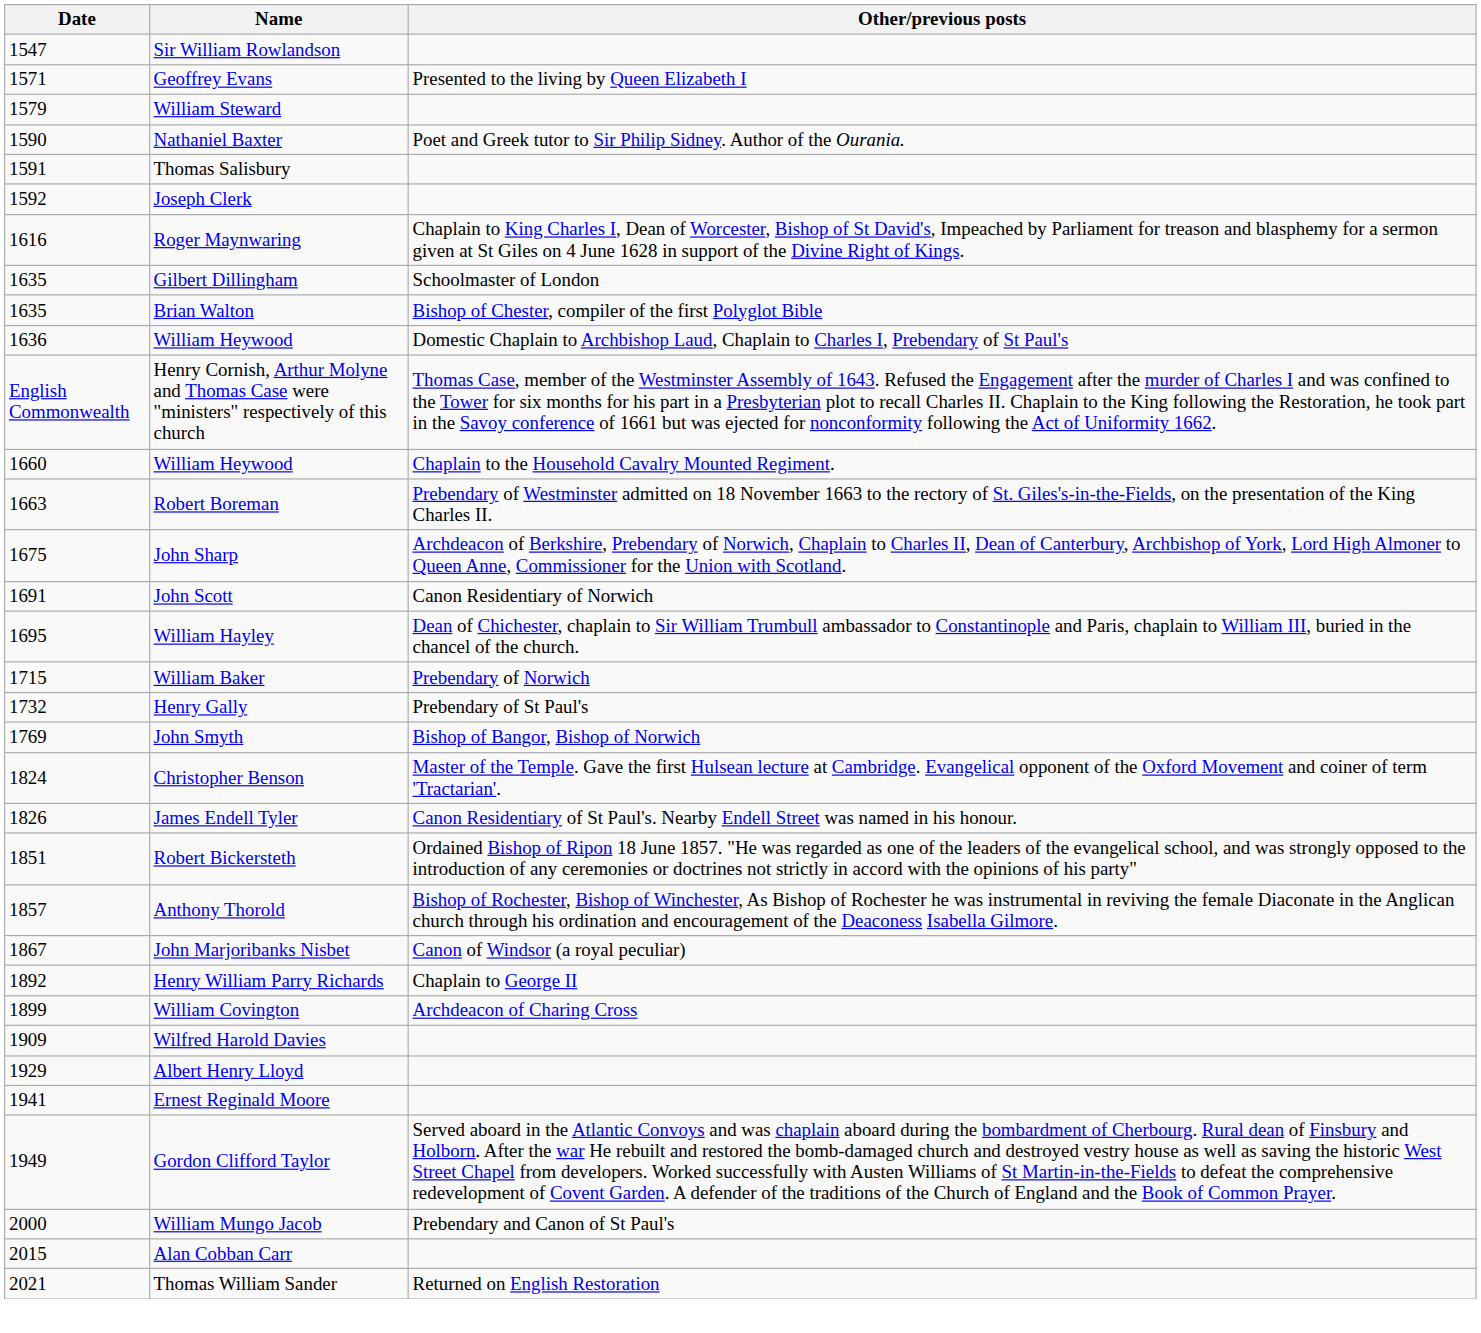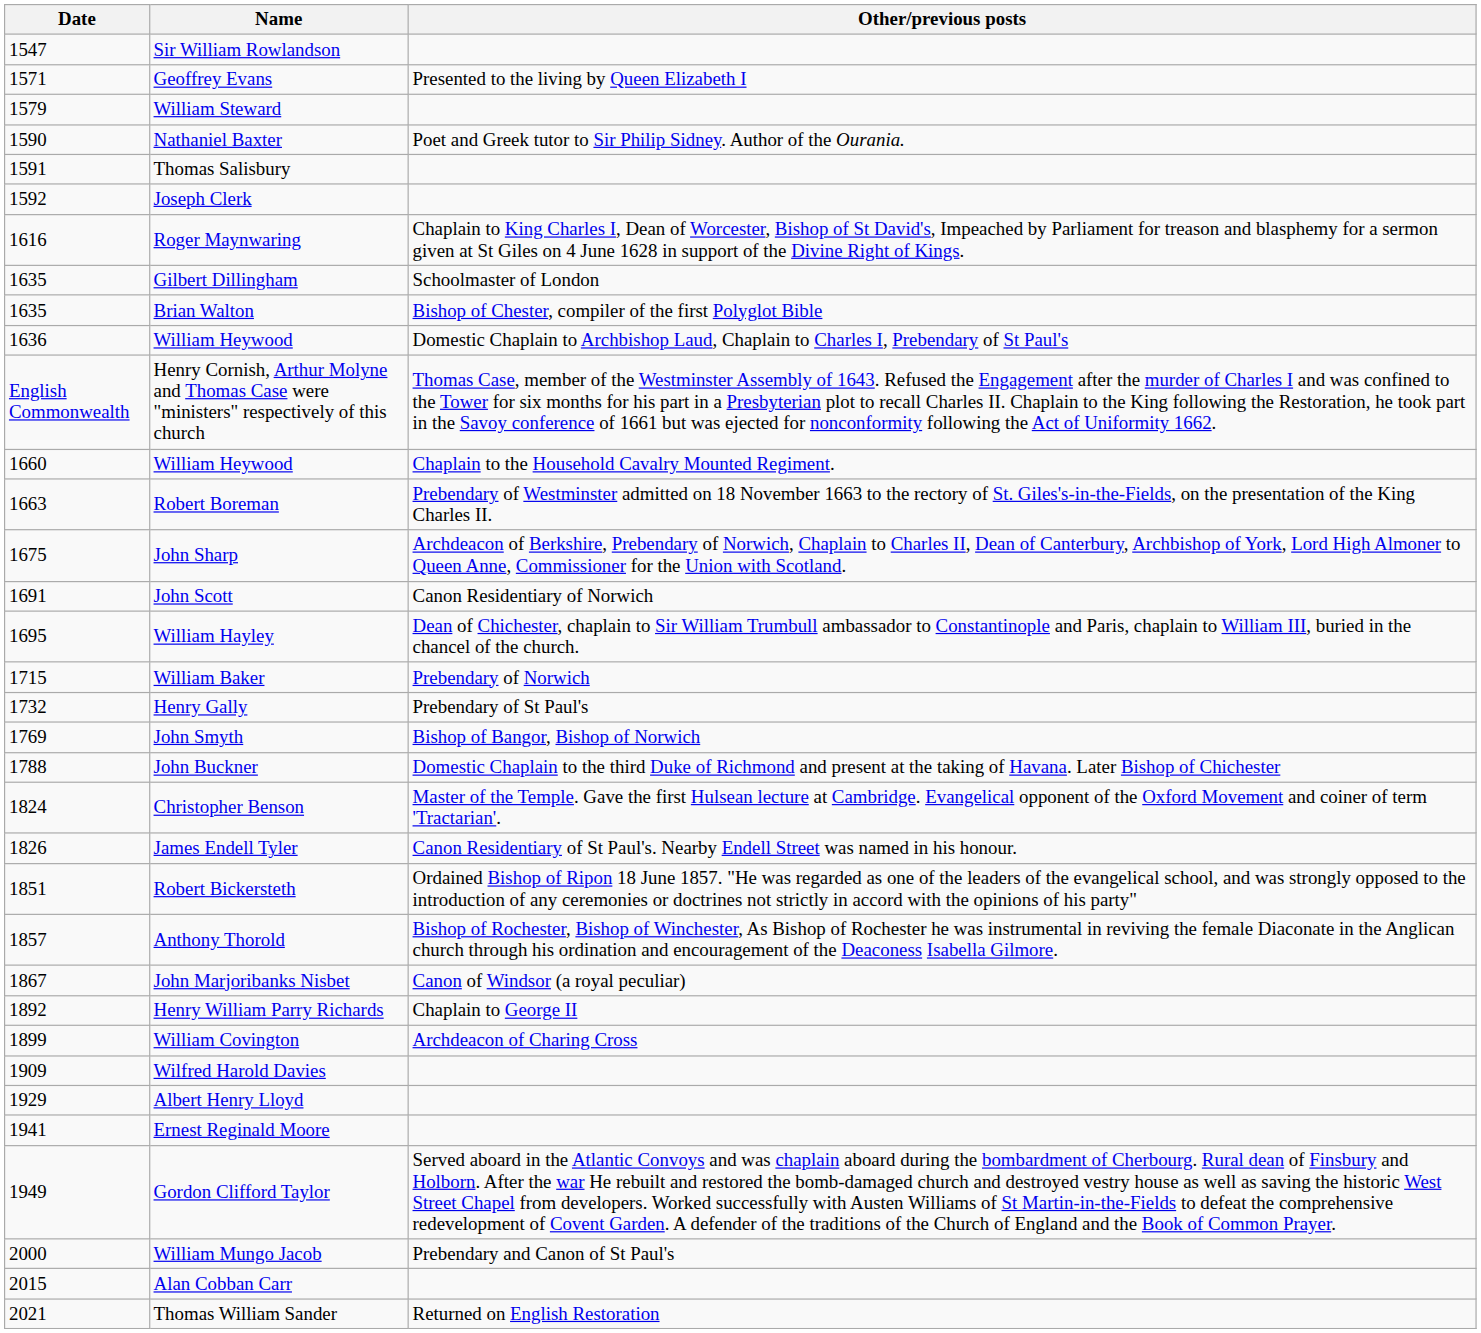+ row: (28, 767)
